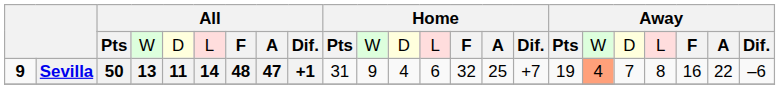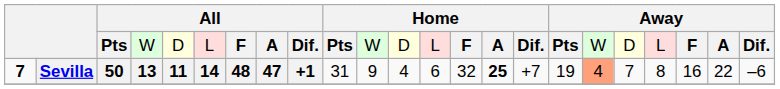(20, 72) 9 -> (20, 72) 7
(498, 72) normal -> (498, 72) bold
